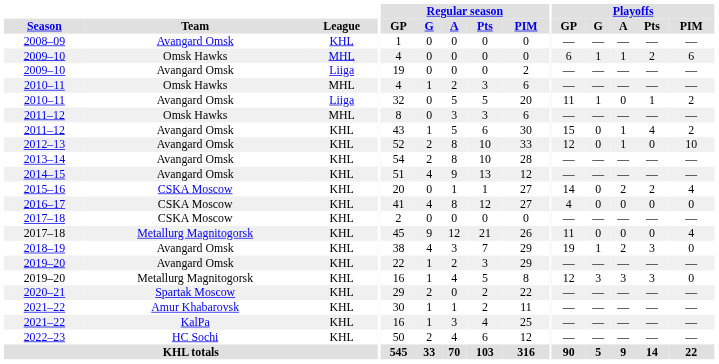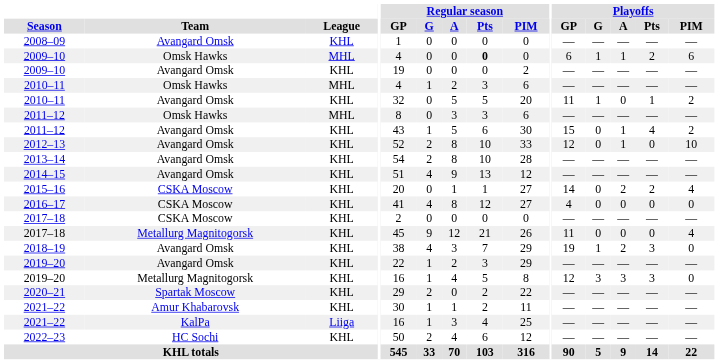(485, 55) normal -> (485, 55) bold
(342, 70) Liiga -> (342, 70) KHL
(342, 100) Liiga -> (342, 100) KHL
(342, 322) KHL -> (342, 322) Liiga
